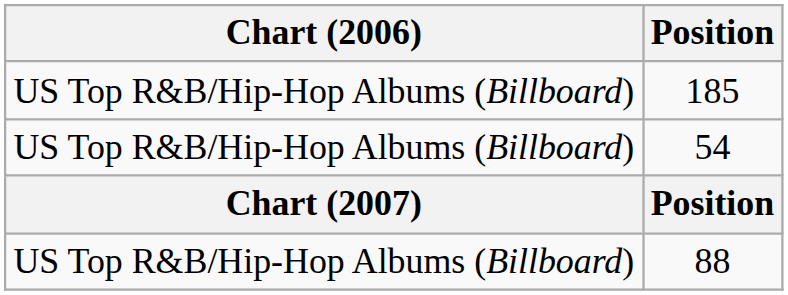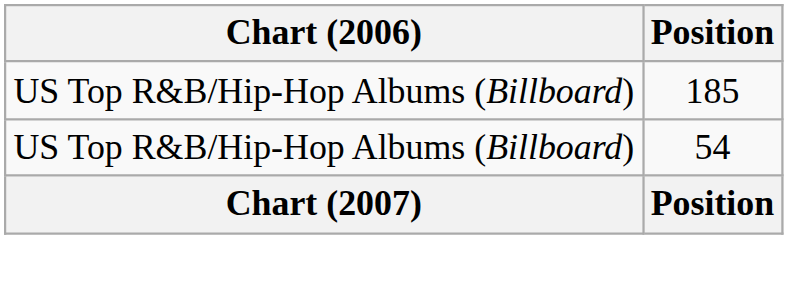- row: (712, 260)
